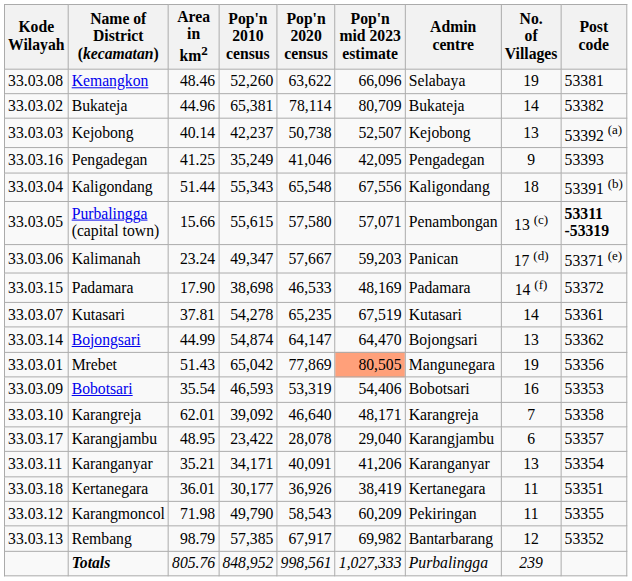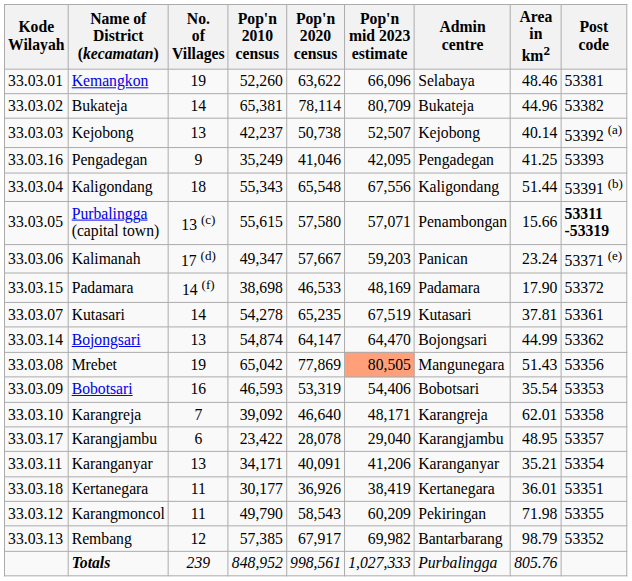columns swapped: (194, 36) <-> (531, 36)
(36, 81) 33.03.08 -> (36, 81) 33.03.01
(36, 364) 33.03.01 -> (36, 364) 33.03.08
